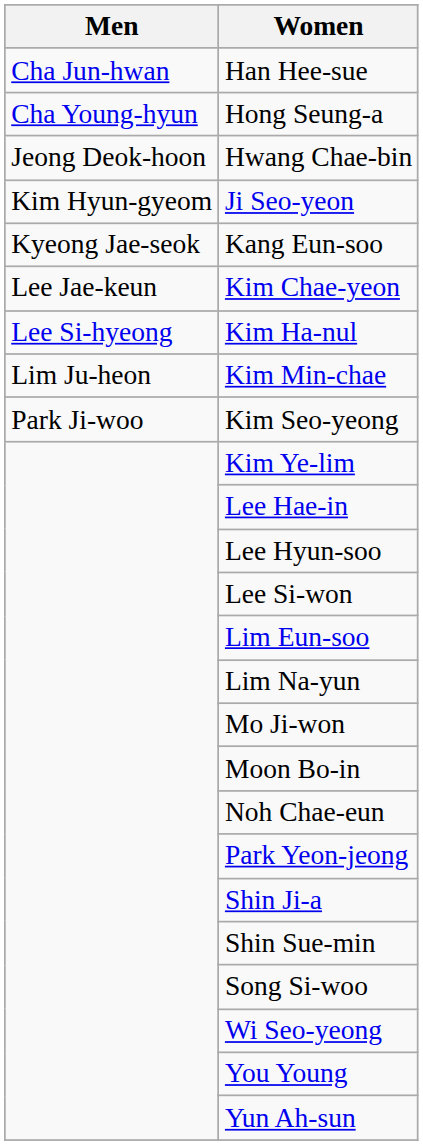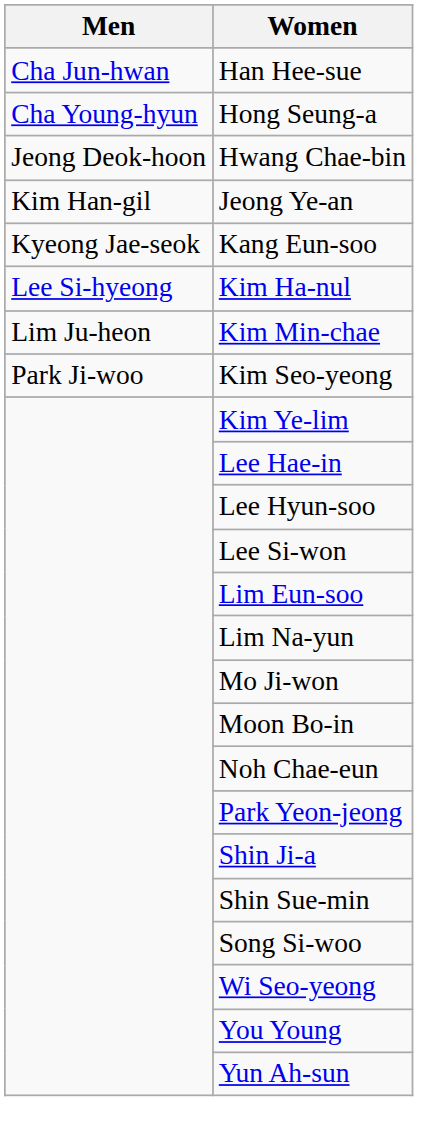+ row: (286, 200)
- row: (290, 200)
- row: (312, 288)
